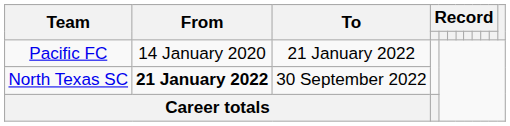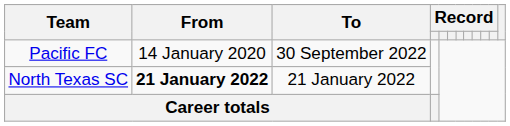(351, 53) 21 January 2022 -> (351, 53) 30 September 2022
(351, 80) 30 September 2022 -> (351, 80) 21 January 2022
